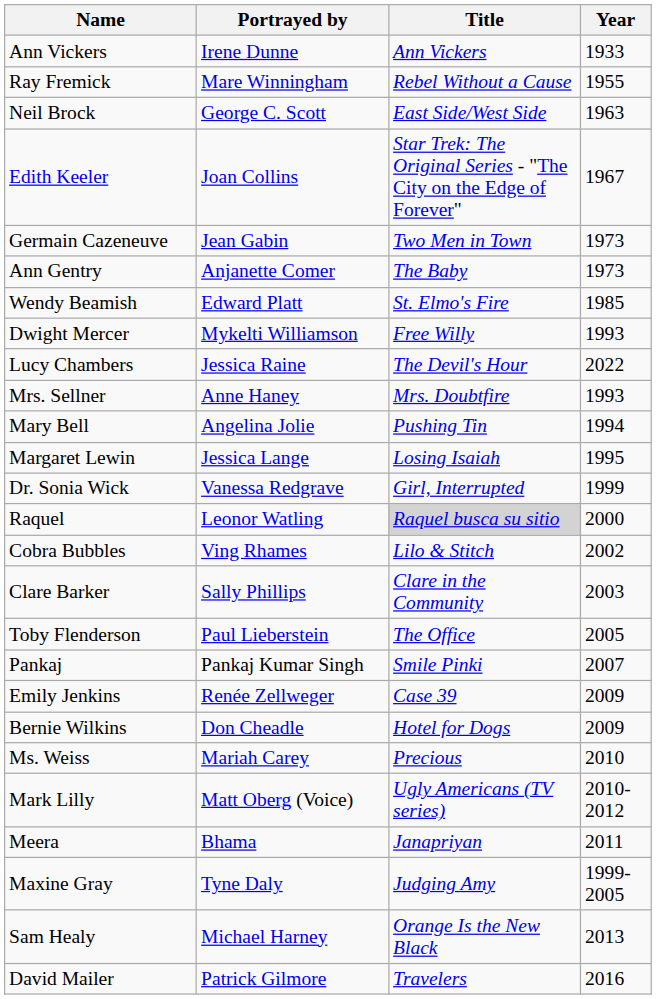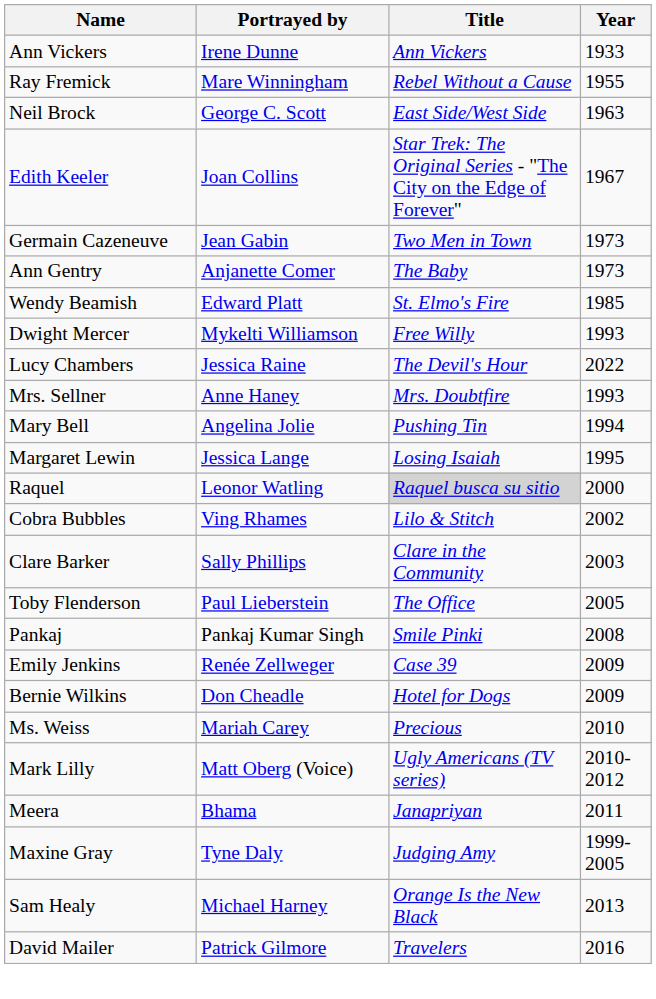- row: (69, 488)
(605, 665) 2007 -> (605, 634) 2008
